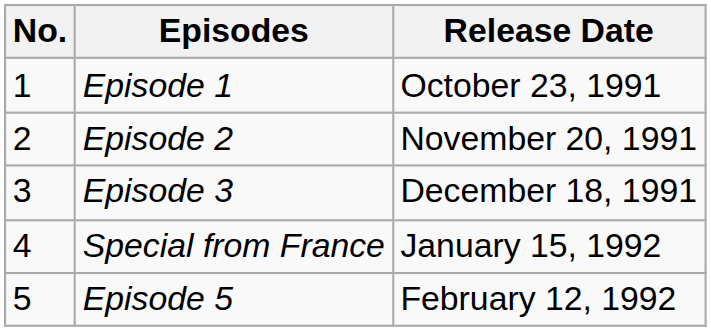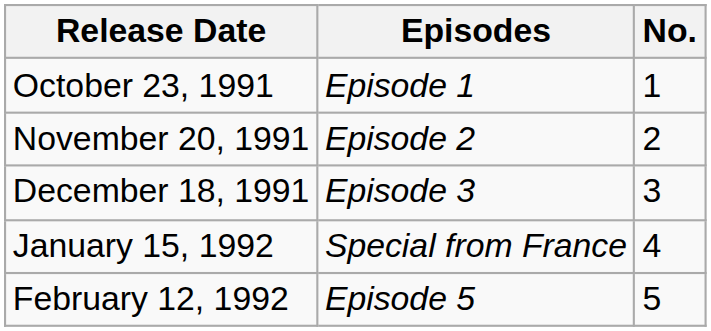columns swapped: (40, 31) <-> (549, 31)
